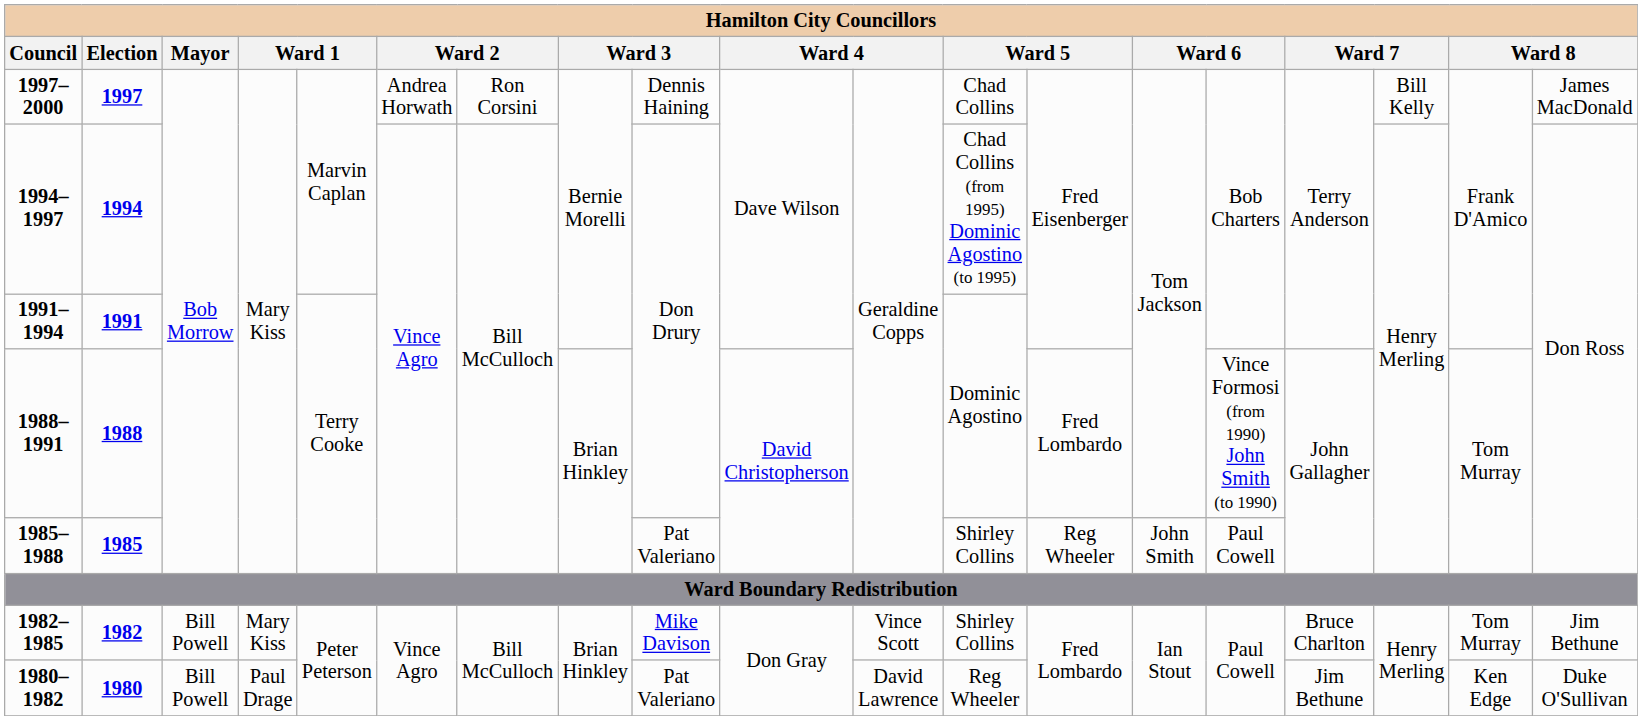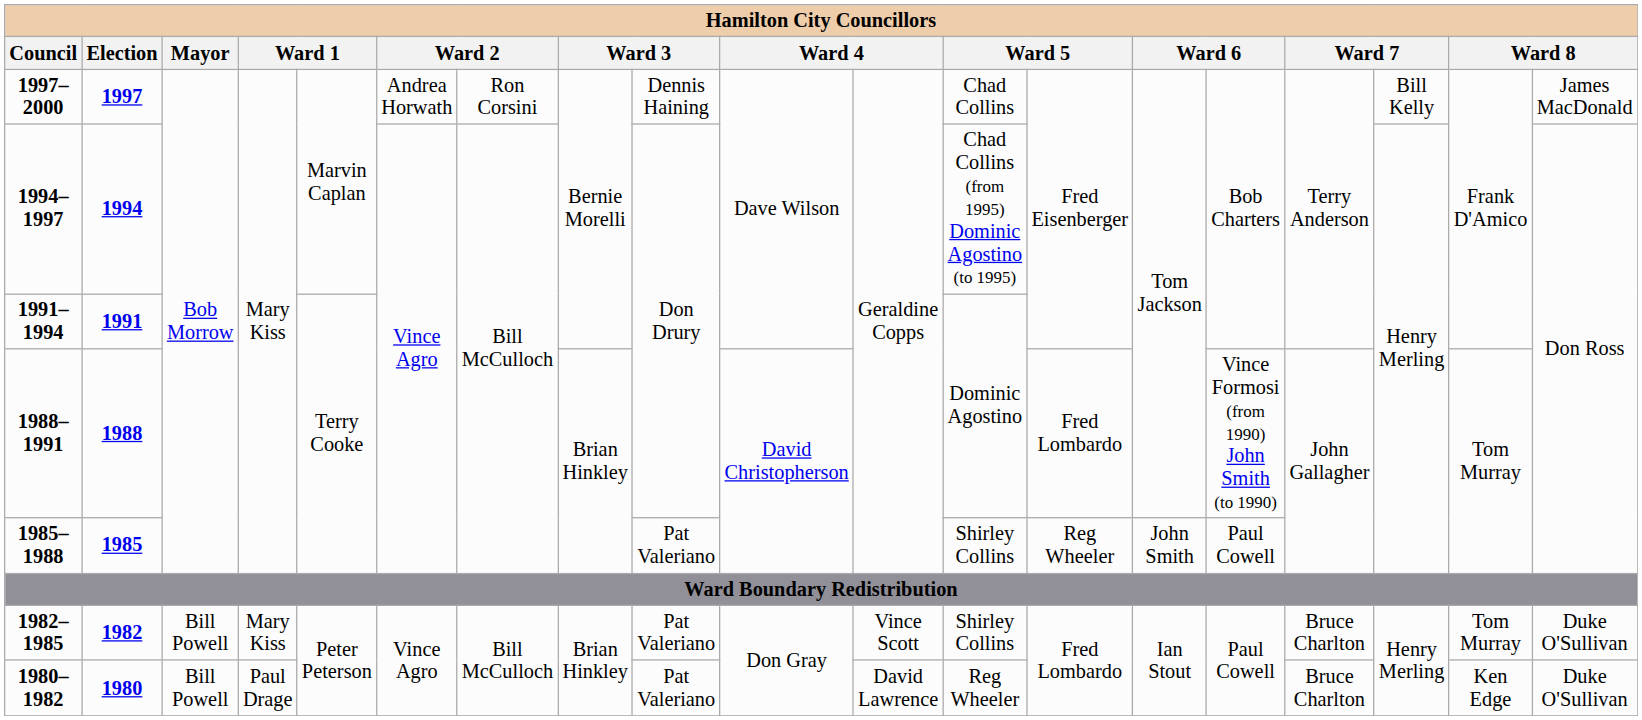(676, 632) Mike Davison -> (676, 632) Pat Valeriano
(1585, 632) Jim Bethune -> (1585, 632) Duke O'Sullivan
(1329, 687) Jim Bethune -> (1329, 687) Bruce Charlton
